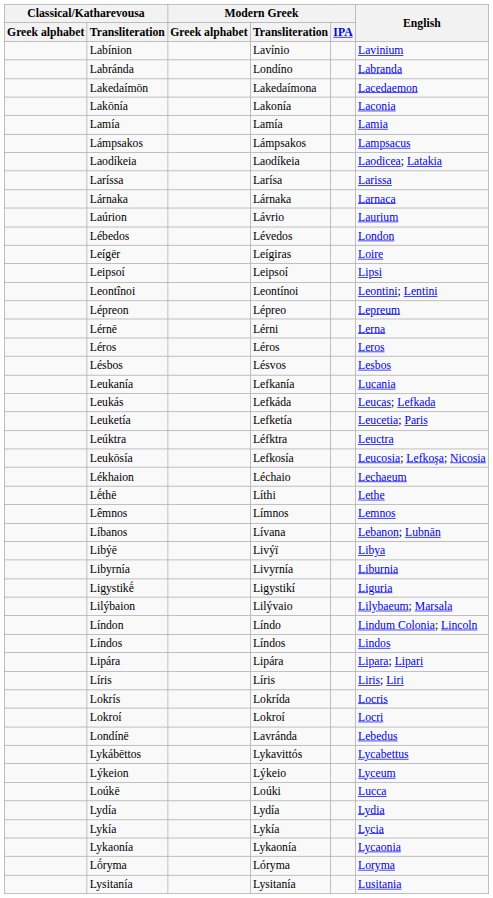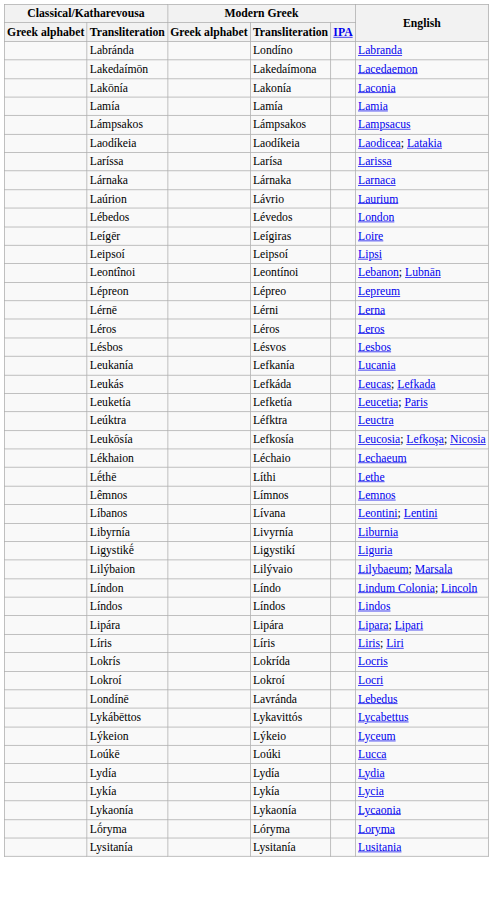- row: (111, 50)
(398, 291) Leontini; Lentini -> (399, 273) Lebanon; Lubnān
(399, 532) Lebanon; Lubnān -> (398, 513) Leontini; Lentini
- row: (103, 550)
